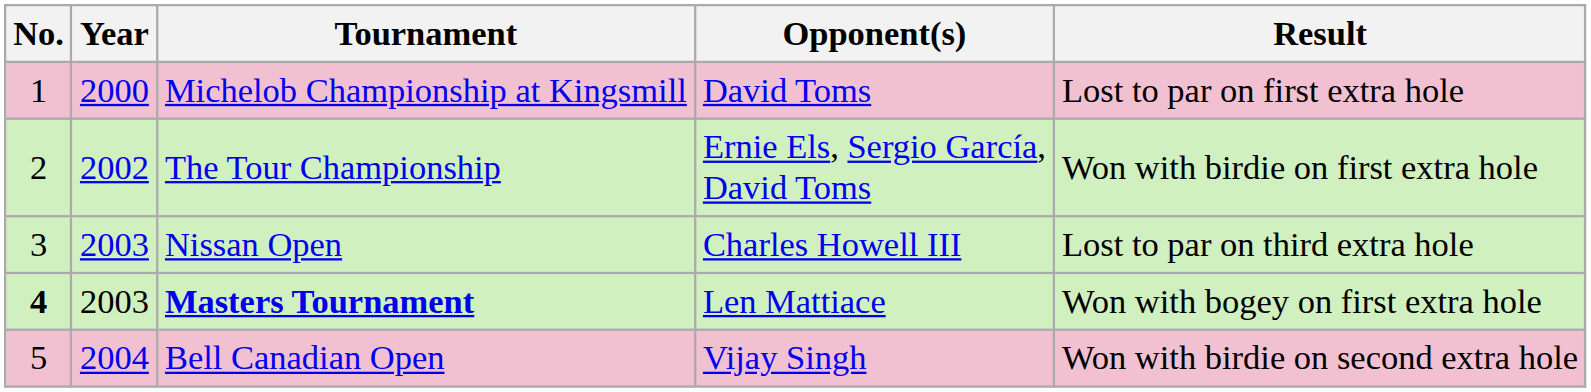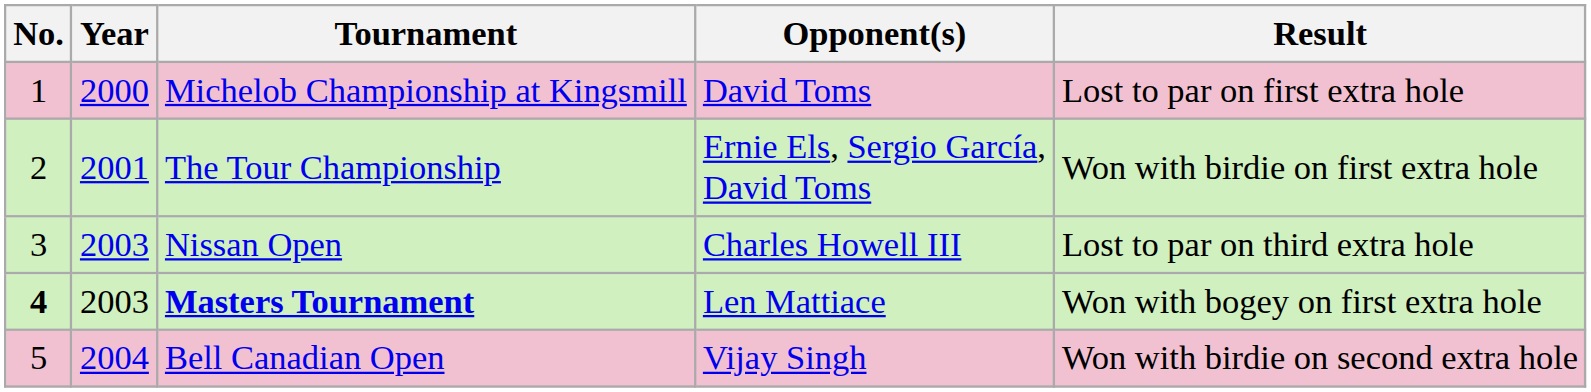(114, 167) 2002 -> (114, 167) 2001
